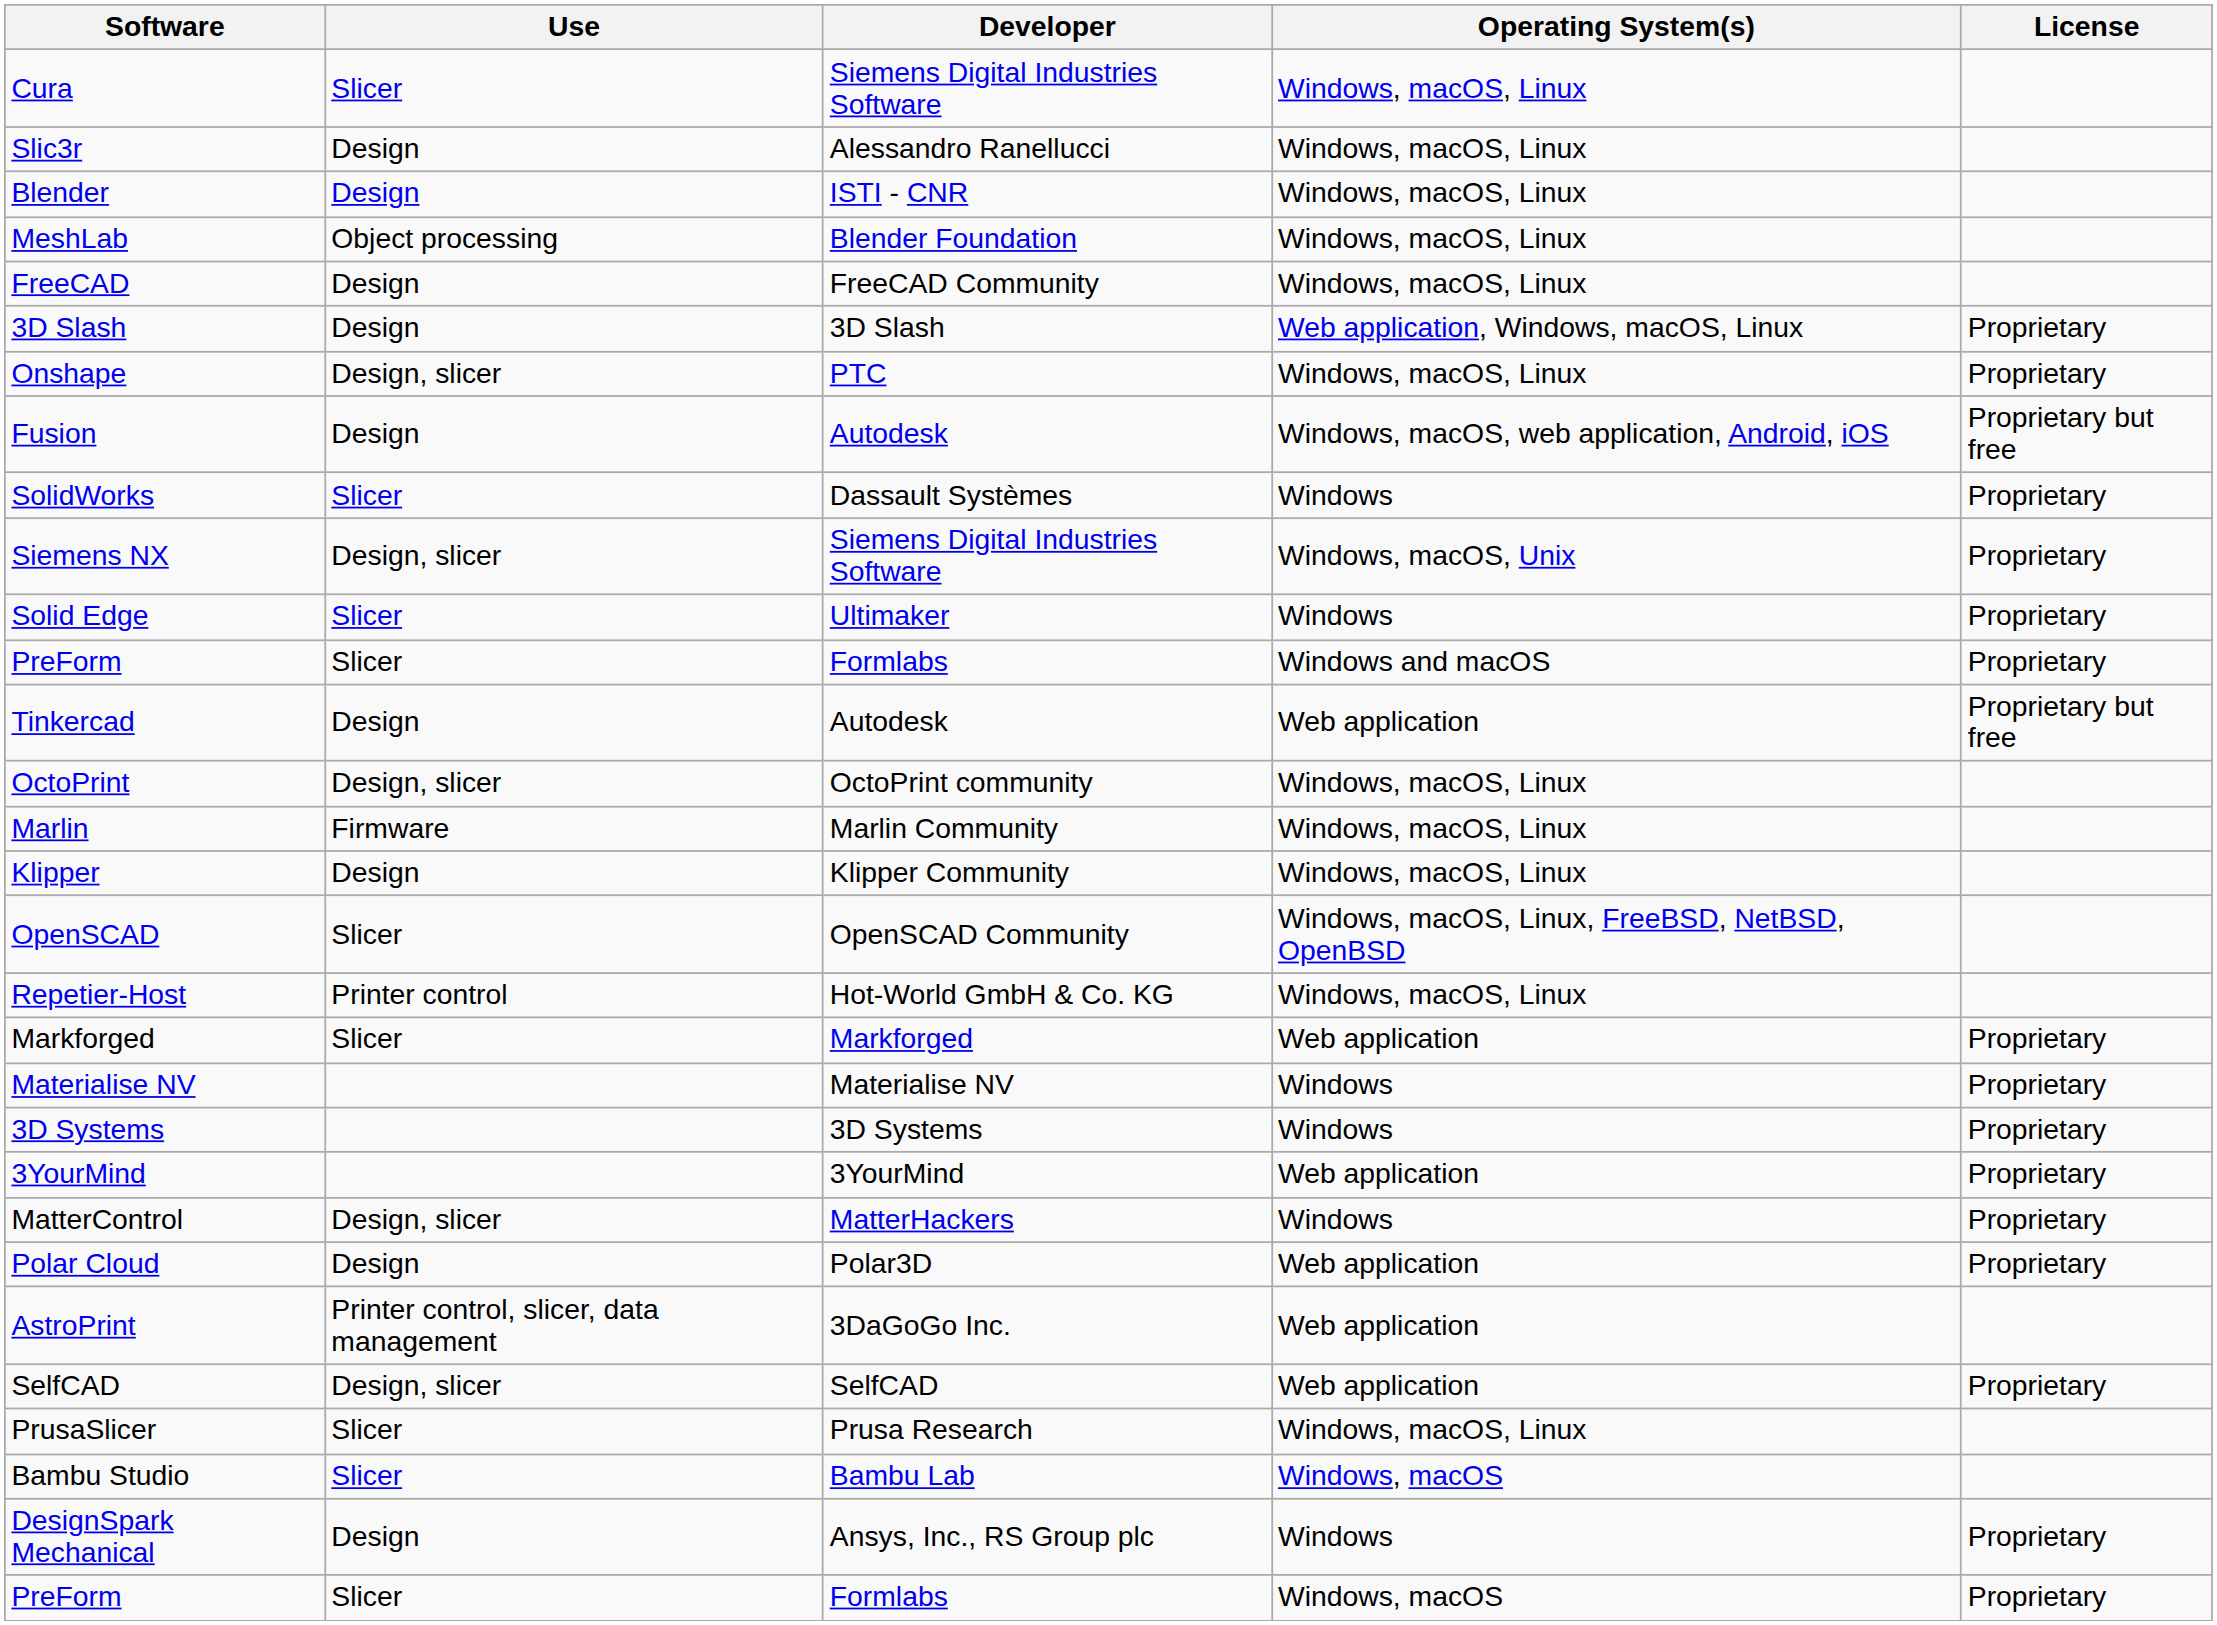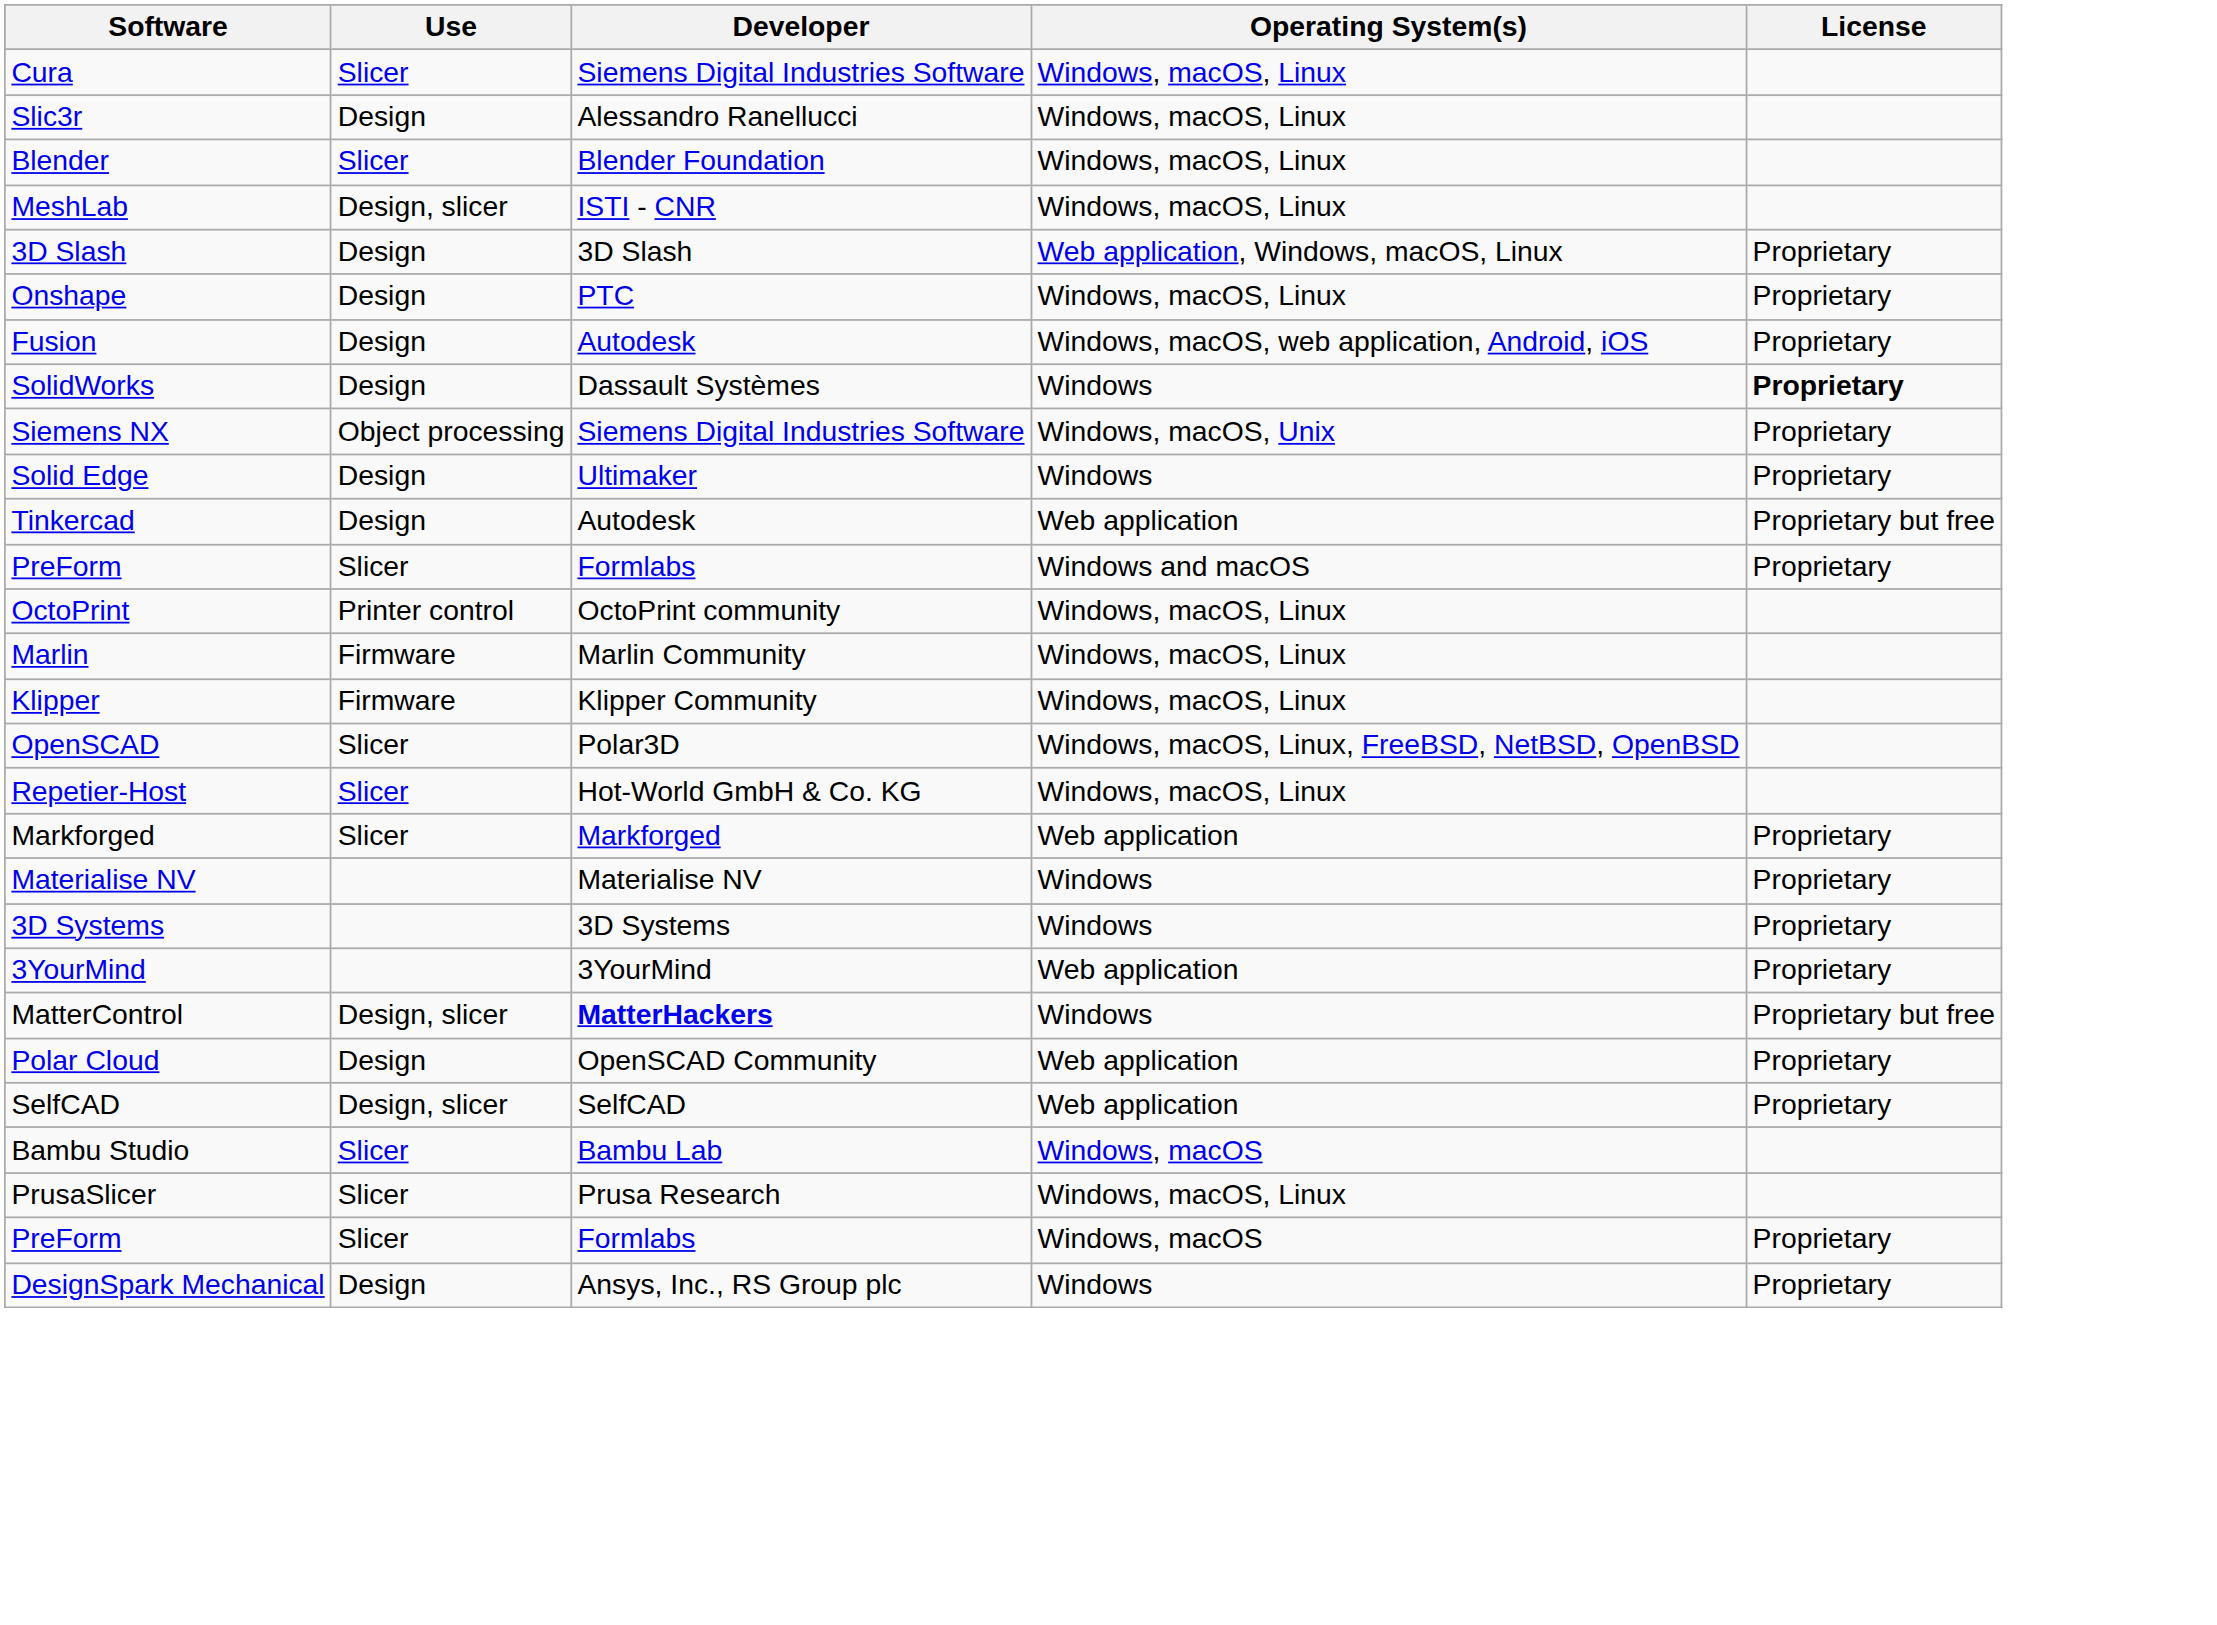(375, 193) Design -> (373, 161) Slicer
(899, 193) ISTI - CNR -> (701, 161) Blender Foundation
(445, 238) Object processing -> (423, 206) Design, slicer
(953, 238) Blender Foundation -> (647, 206) ISTI - CNR
- row: (70, 283)
(416, 373) Design, slicer -> (382, 296) Design
(2061, 434) Proprietary but free -> (1822, 341) Proprietary
(367, 494) Slicer -> (382, 386) Design
(2037, 494) normal -> (1828, 386) bold
(416, 555) Design, slicer -> (451, 431) Object processing
(367, 616) Slicer -> (382, 476) Design
rows swapped: (73, 722) <-> (66, 661)
(416, 783) Design, slicer -> (426, 610) Printer control
(375, 873) Design -> (397, 700) Firmware
(979, 933) OpenSCAD Community -> (629, 745) Polar3D
(419, 994) Printer control -> (373, 790) Slicer
(922, 1219) normal -> (675, 1015) bold
(2037, 1219) Proprietary -> (1874, 1015) Proprietary but free
(881, 1264) Polar3D -> (727, 1059) OpenSCAD Community
- row: (74, 1325)
rows swapped: (100, 1475) <-> (84, 1430)
rows swapped: (66, 1597) <-> (92, 1536)
